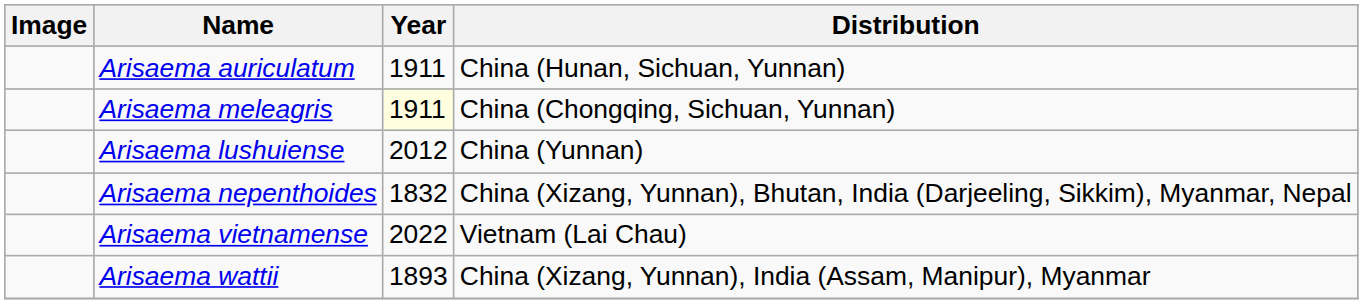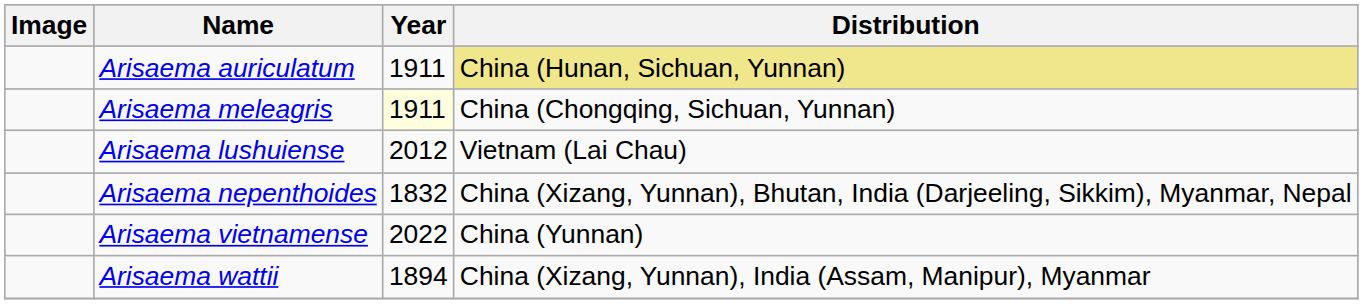(653, 67) no background -> (653, 67) khaki background
(552, 151) China (Yunnan) -> (573, 151) Vietnam (Lai Chau)
(573, 234) Vietnam (Lai Chau) -> (552, 234) China (Yunnan)
(418, 276) 1893 -> (418, 276) 1894
